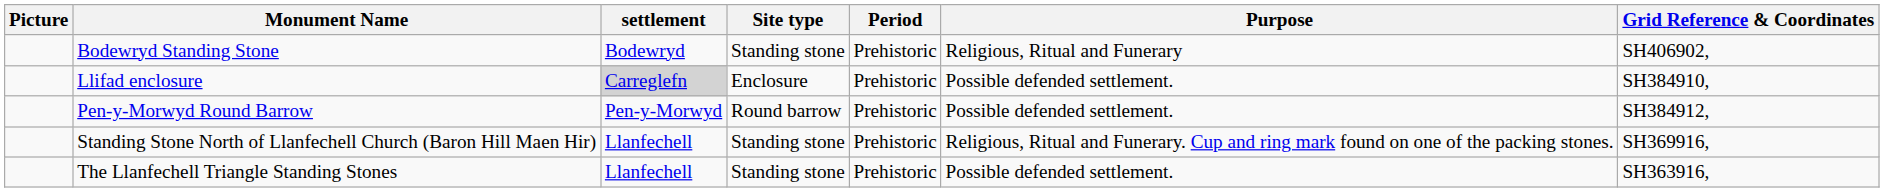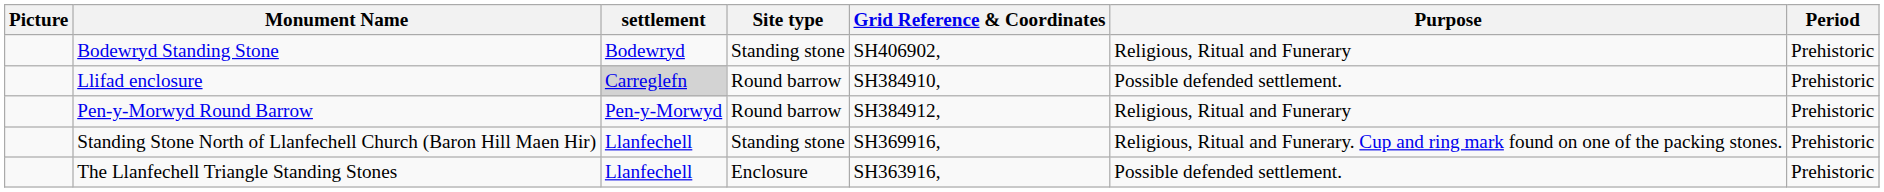columns swapped: (895, 19) <-> (1748, 19)
(769, 80) Enclosure -> (786, 80) Round barrow
(1059, 111) Possible defended settlement. -> (1233, 111) Religious, Ritual and Funerary
(788, 171) Standing stone -> (769, 171) Enclosure
